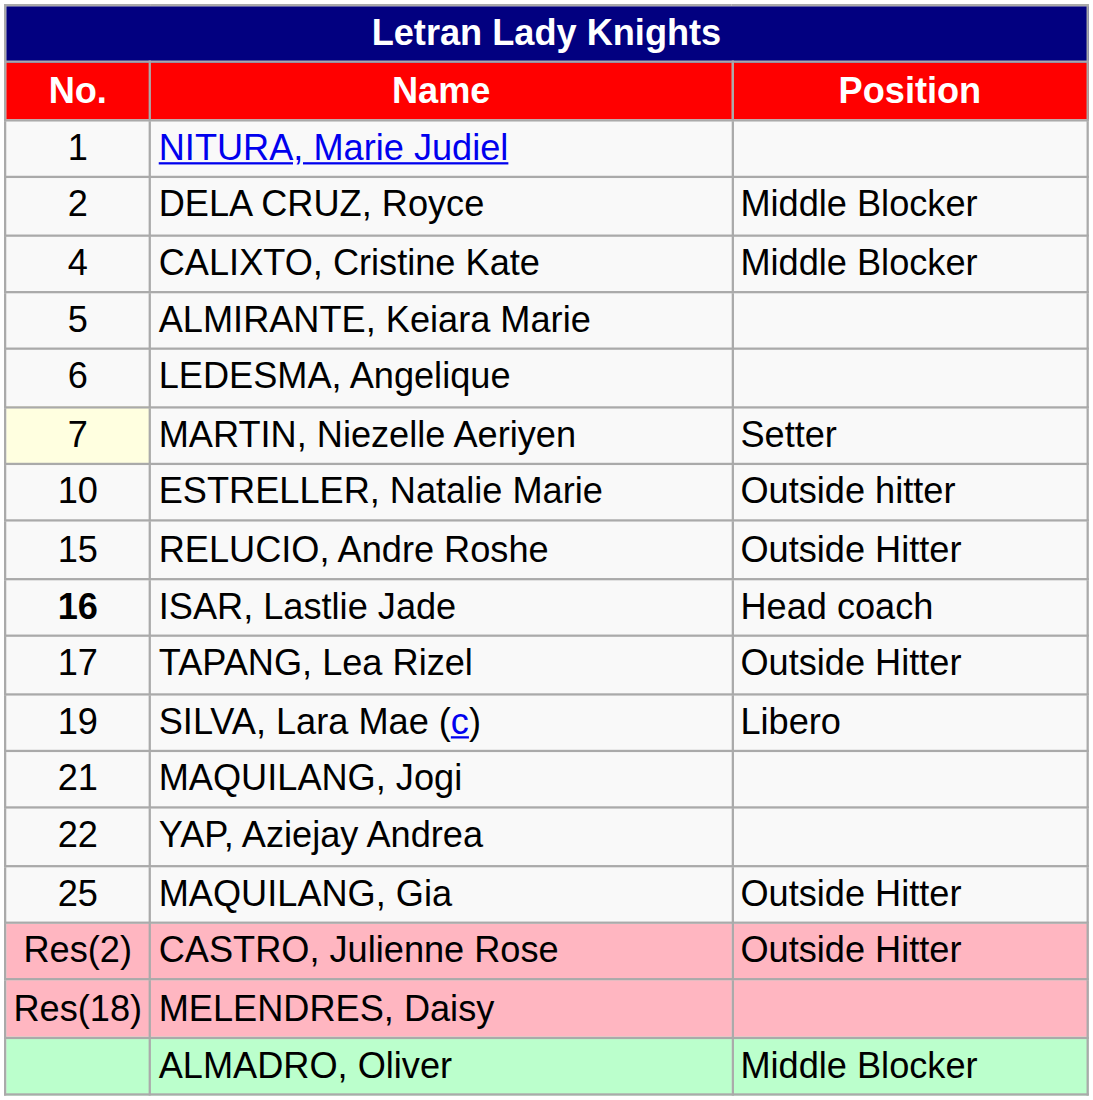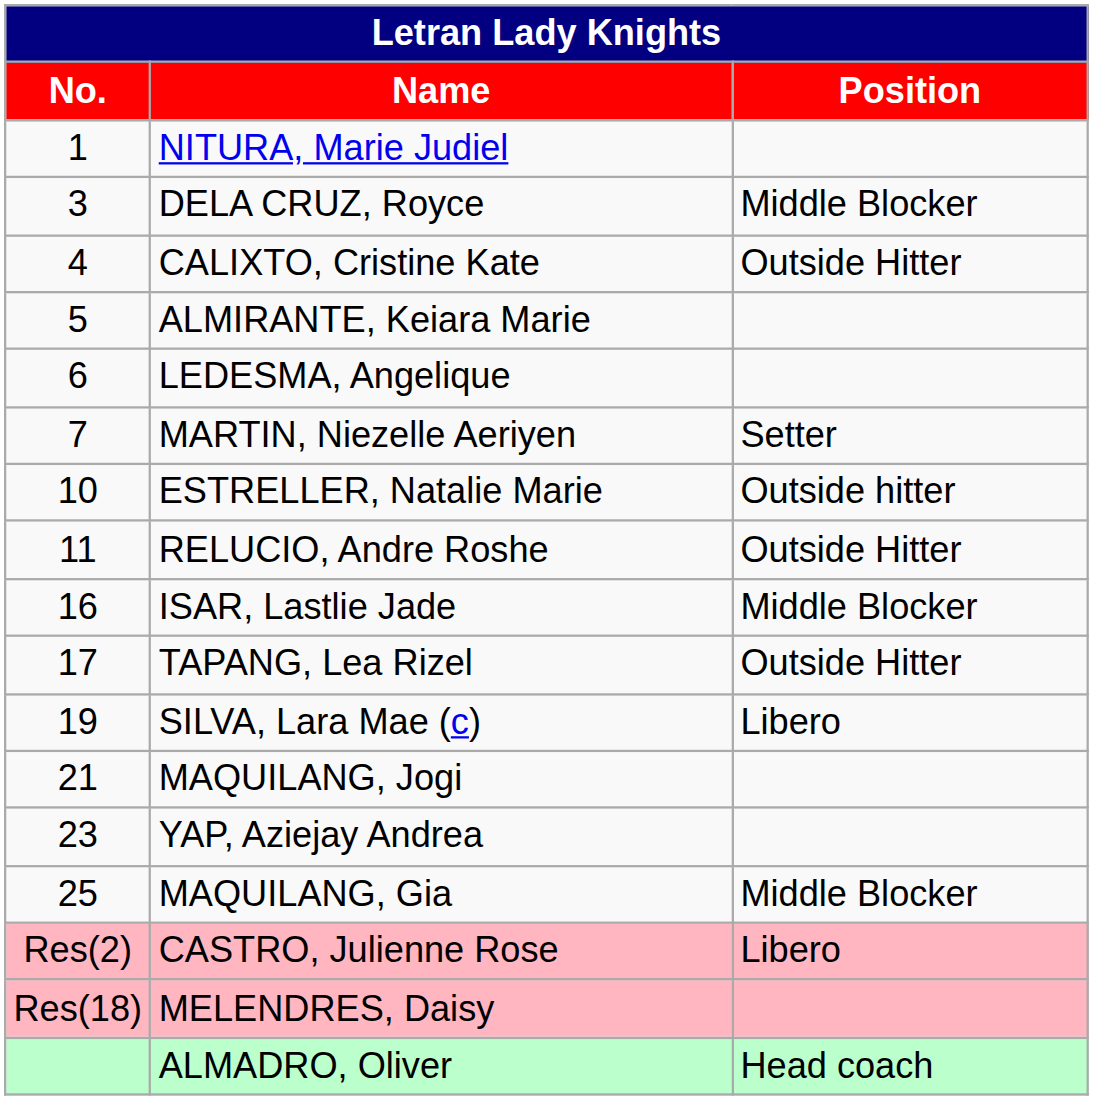(78, 205) 2 -> (78, 205) 3
(859, 262) Middle Blocker -> (851, 262) Outside Hitter
(78, 434) lightyellow background -> (78, 434) no background
(78, 549) 15 -> (78, 549) 11
(78, 606) bold -> (78, 606) normal
(837, 606) Head coach -> (859, 606) Middle Blocker
(78, 836) 22 -> (78, 836) 23
(851, 893) Outside Hitter -> (859, 893) Middle Blocker
(851, 950) Outside Hitter -> (791, 950) Libero
(859, 1065) Middle Blocker -> (837, 1065) Head coach
